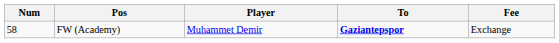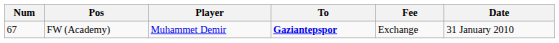+ column: (499, 13)
(12, 29) 58 -> (12, 29) 67
